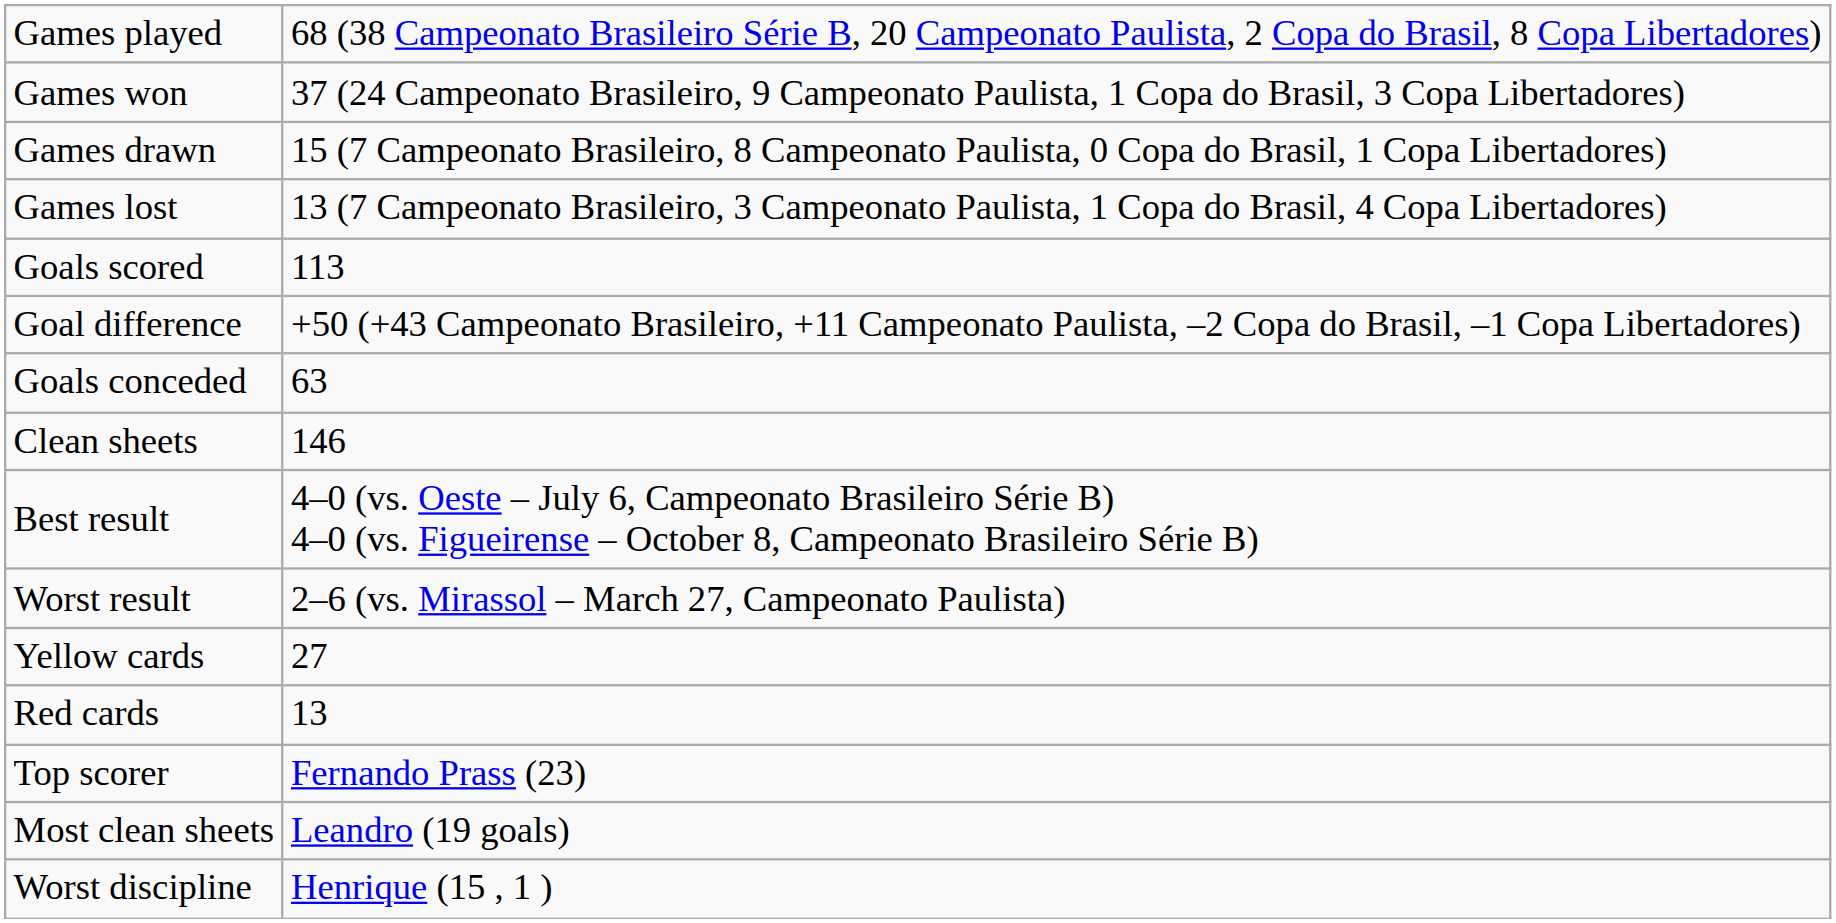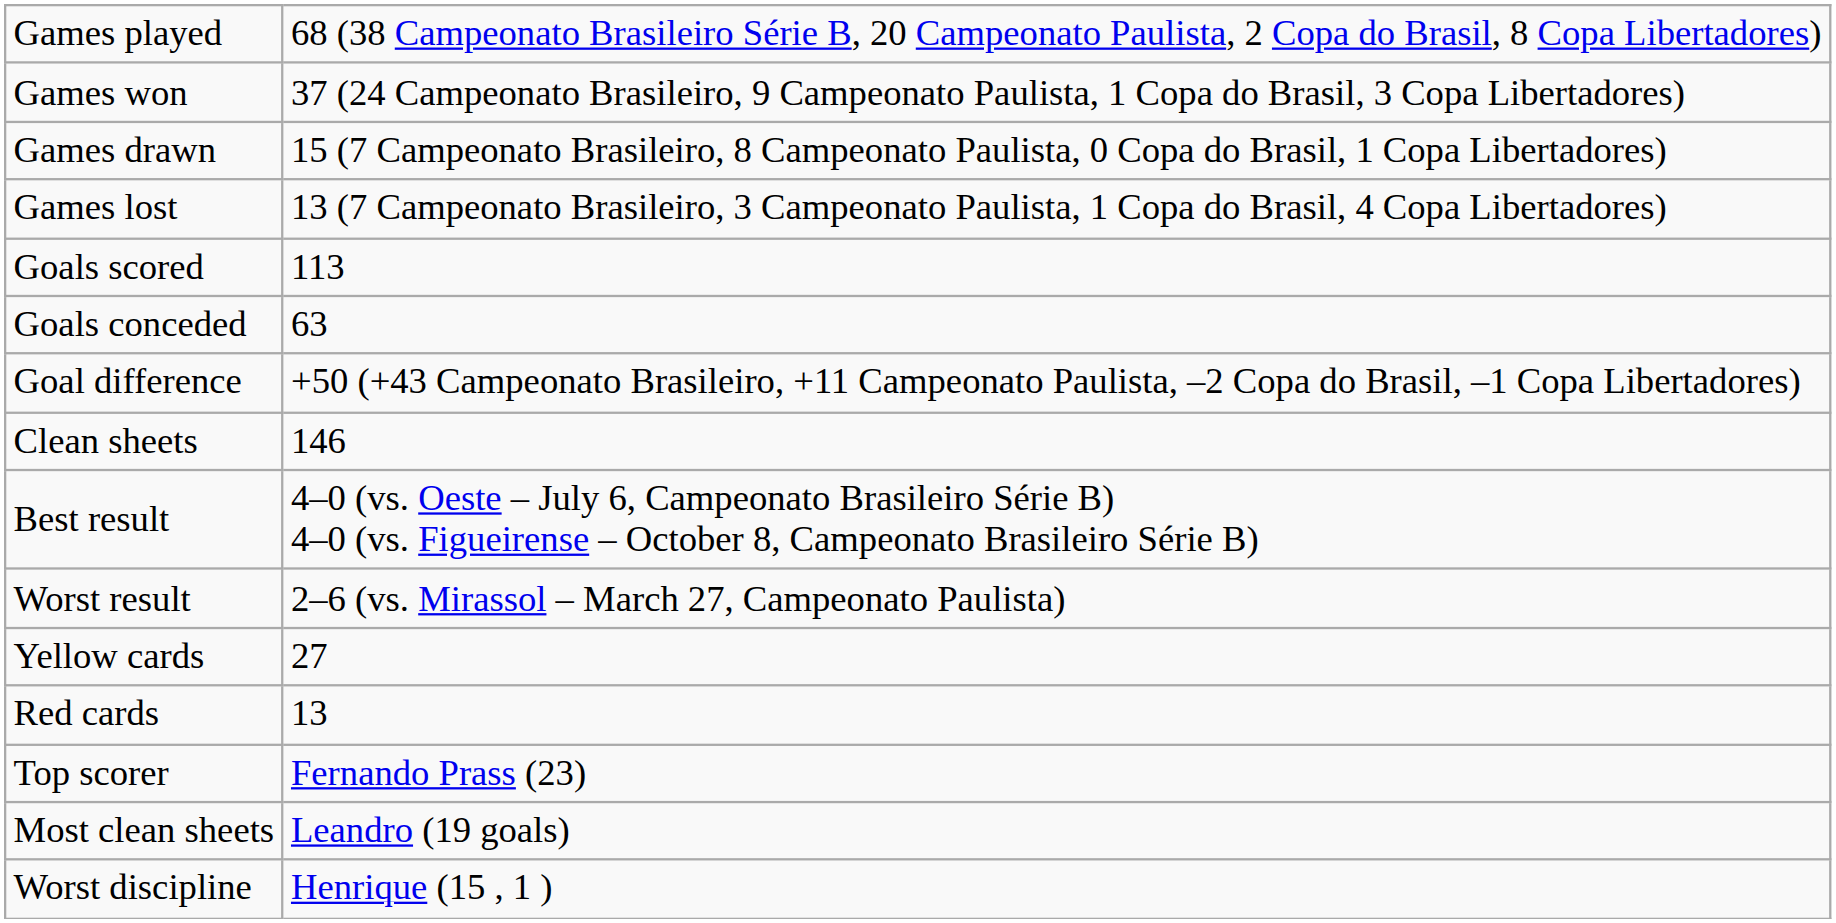rows swapped: (130, 382) <-> (128, 324)
